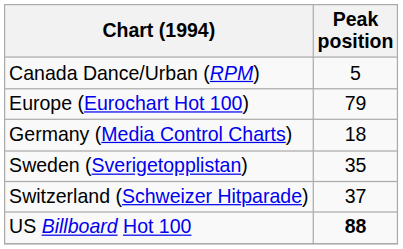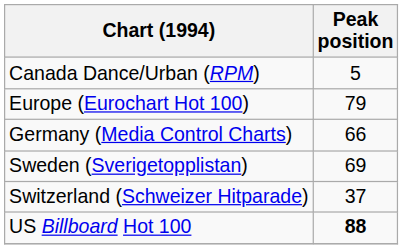(355, 134) 18 -> (355, 134) 66
(355, 165) 35 -> (355, 165) 69
